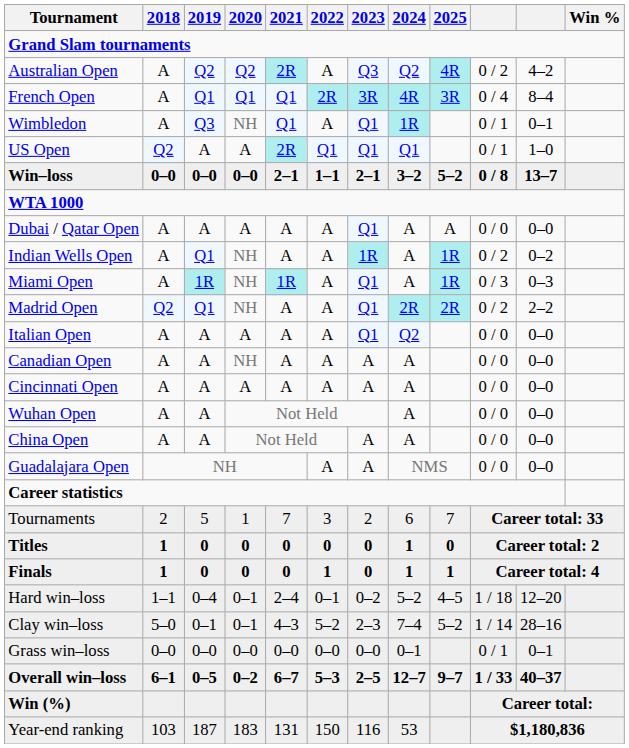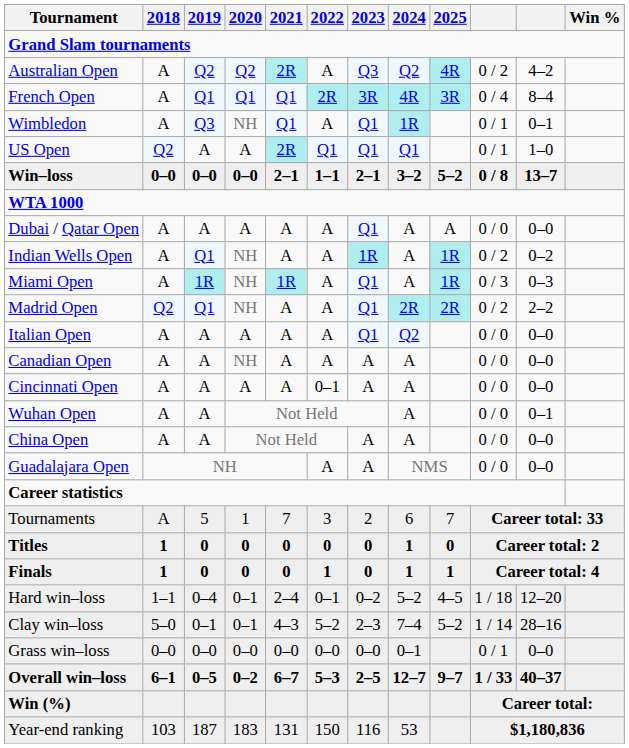(327, 387) A -> (327, 387) 0–1
(541, 413) 0–0 -> (541, 413) 0–1
(163, 519) 2 -> (163, 519) A
(541, 651) 0–1 -> (541, 651) 0–0
